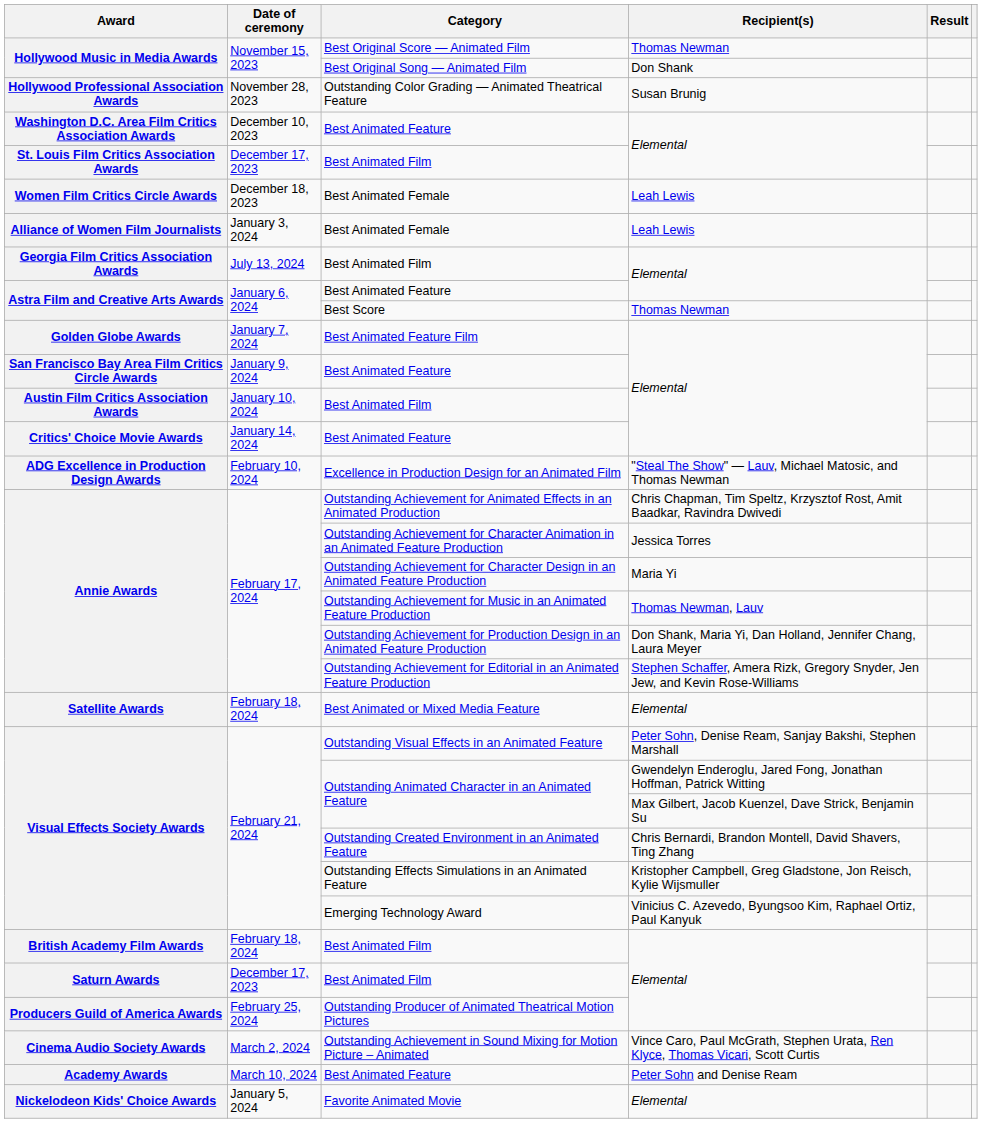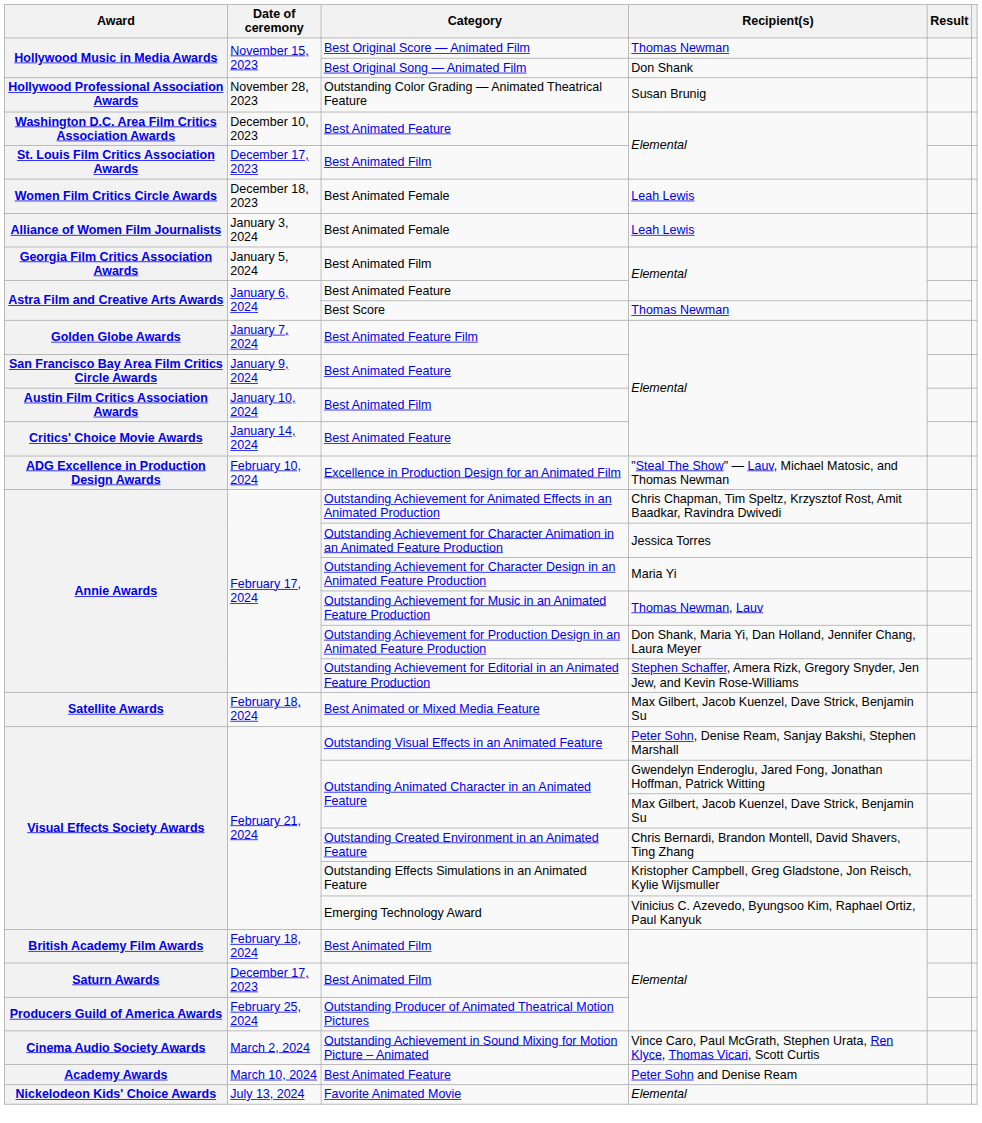(267, 263) July 13, 2024 -> (259, 263) January 5, 2024
(659, 709) Elemental -> (772, 709) Max Gilbert, Jacob Kuenzel, Dave Strick, Benjamin Su
(259, 1101) January 5, 2024 -> (267, 1094) July 13, 2024
